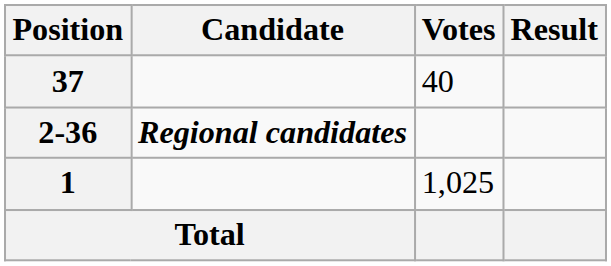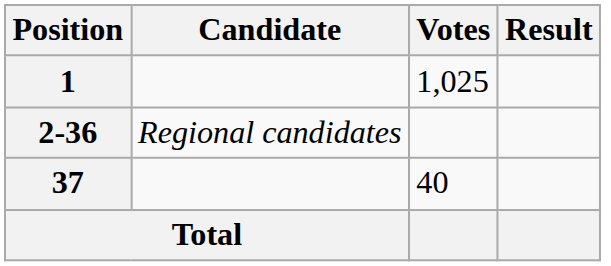rows swapped: (68, 183) <-> (68, 81)
(272, 132) bold -> (270, 132) normal
